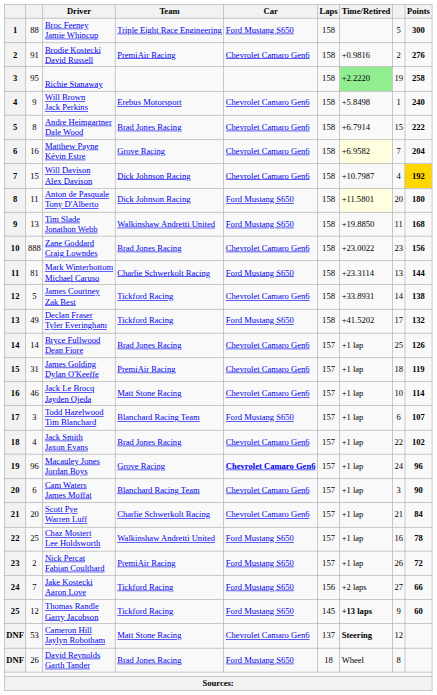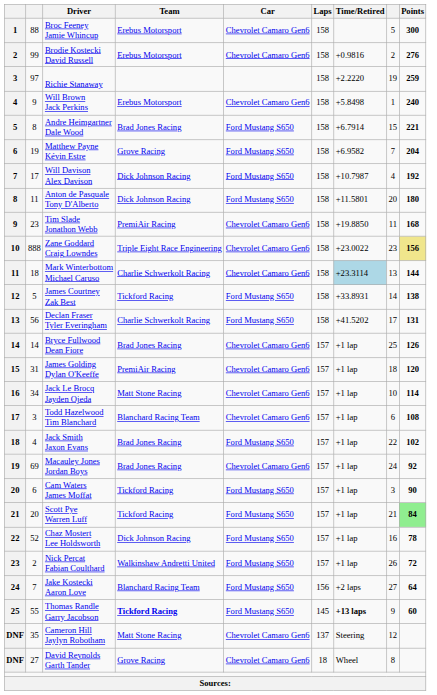(169, 30) Triple Eight Race Engineering -> (149, 30) Erebus Motorsport
(260, 30) Ford Mustang S650 -> (268, 30) Chevrolet Camaro Gen6
(34, 54) 91 -> (34, 54) 99
(146, 54) PremiAir Racing -> (149, 54) Erebus Motorsport
(34, 78) 95 -> (34, 78) 97
(356, 78) lightgreen background -> (350, 78) no background
(418, 78) 258 -> (413, 78) 259
(268, 127) Chevrolet Camaro Gen6 -> (260, 127) Ford Mustang S650
(418, 127) 222 -> (413, 127) 221
(34, 151) 16 -> (34, 151) 19
(268, 151) Chevrolet Camaro Gen6 -> (260, 151) Ford Mustang S650
(356, 151) lightyellow background -> (350, 151) no background
(34, 175) 15 -> (34, 175) 17
(268, 175) Chevrolet Camaro Gen6 -> (260, 175) Ford Mustang S650
(418, 175) gold background -> (413, 175) no background
(358, 199) lightyellow background -> (352, 199) no background
(34, 224) 13 -> (34, 224) 23
(166, 224) Walkinshaw Andretti United -> (146, 224) PremiAir Racing
(260, 224) Ford Mustang S650 -> (268, 224) Chevrolet Camaro Gen6
(149, 248) Brad Jones Racing -> (169, 248) Triple Eight Race Engineering
(418, 248) no background -> (413, 248) khaki background
(34, 272) 81 -> (34, 272) 18
(260, 272) Ford Mustang S650 -> (268, 272) Chevrolet Camaro Gen6
(358, 272) no background -> (352, 272) lightblue background
(268, 296) Chevrolet Camaro Gen6 -> (260, 296) Ford Mustang S650
(34, 320) 49 -> (34, 320) 56
(145, 320) Tickford Racing -> (164, 320) Charlie Schwerkolt Racing
(418, 320) 132 -> (413, 320) 131
(418, 369) 119 -> (413, 369) 120
(34, 393) 46 -> (34, 393) 34
(260, 417) Ford Mustang S650 -> (268, 417) Chevrolet Camaro Gen6
(418, 417) 107 -> (413, 417) 108
(268, 442) Chevrolet Camaro Gen6 -> (260, 442) Ford Mustang S650
(34, 466) 96 -> (34, 466) 69
(141, 466) Grove Racing -> (149, 466) Brad Jones Racing
(271, 466) bold -> (268, 466) normal
(418, 466) 96 -> (413, 466) 92
(158, 490) Blanchard Racing Team -> (145, 490) Tickford Racing
(268, 490) Chevrolet Camaro Gen6 -> (260, 490) Ford Mustang S650
(164, 514) Charlie Schwerkolt Racing -> (145, 514) Tickford Racing
(268, 514) Chevrolet Camaro Gen6 -> (260, 514) Ford Mustang S650
(418, 514) no background -> (413, 514) lightgreen background
(34, 538) 25 -> (34, 538) 52
(166, 538) Walkinshaw Andretti United -> (154, 538) Dick Johnson Racing
(146, 563) PremiAir Racing -> (166, 563) Walkinshaw Andretti United
(145, 587) Tickford Racing -> (158, 587) Blanchard Racing Team
(418, 587) 66 -> (413, 587) 64
(34, 611) 12 -> (34, 611) 55
(145, 611) normal -> (147, 611) bold
(34, 635) 53 -> (34, 635) 35
(357, 635) bold -> (350, 635) normal
(34, 659) 26 -> (34, 659) 27
(149, 659) Brad Jones Racing -> (141, 659) Grove Racing
(260, 659) Ford Mustang S650 -> (268, 659) Chevrolet Camaro Gen6
